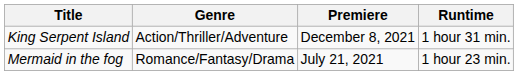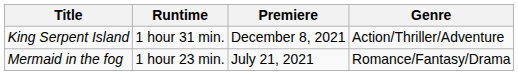columns swapped: (215, 15) <-> (466, 15)
